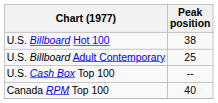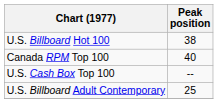rows swapped: (86, 57) <-> (58, 90)
